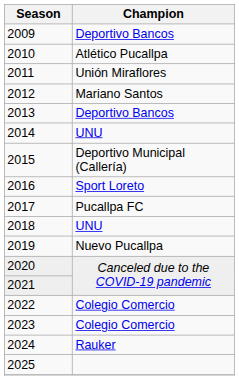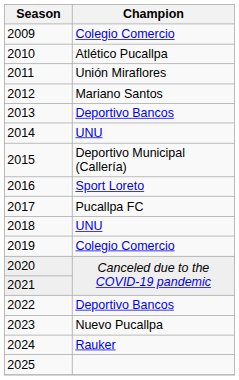(125, 34) Deportivo Bancos -> (125, 34) Colegio Comercio
(119, 246) Nuevo Pucallpa -> (125, 246) Colegio Comercio
(125, 305) Colegio Comercio -> (125, 305) Deportivo Bancos
(125, 325) Colegio Comercio -> (119, 325) Nuevo Pucallpa
